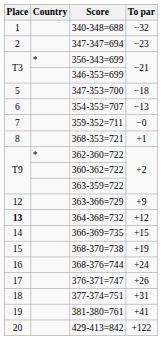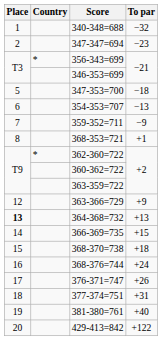(141, 123) −0 -> (141, 123) −9
(141, 217) +12 -> (141, 217) +13
(141, 249) +19 -> (141, 249) +18
(141, 312) +41 -> (141, 312) +40
